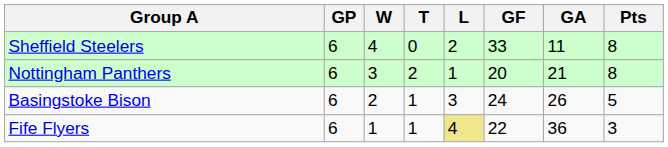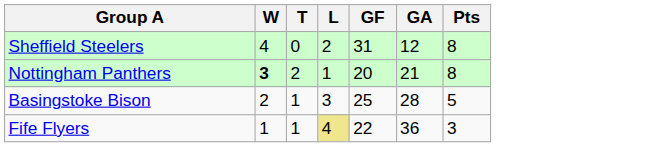- column: (344, 18)
(497, 45) 33 -> (363, 45) 31
(556, 45) 11 -> (410, 45) 12
(373, 73) normal -> (264, 73) bold
(497, 100) 24 -> (363, 100) 25
(557, 100) 26 -> (410, 100) 28
